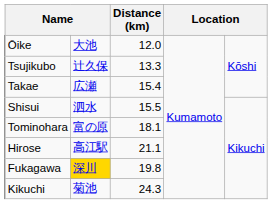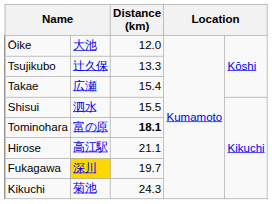(150, 127) normal -> (150, 127) bold
(150, 168) 19.8 -> (150, 168) 19.7
